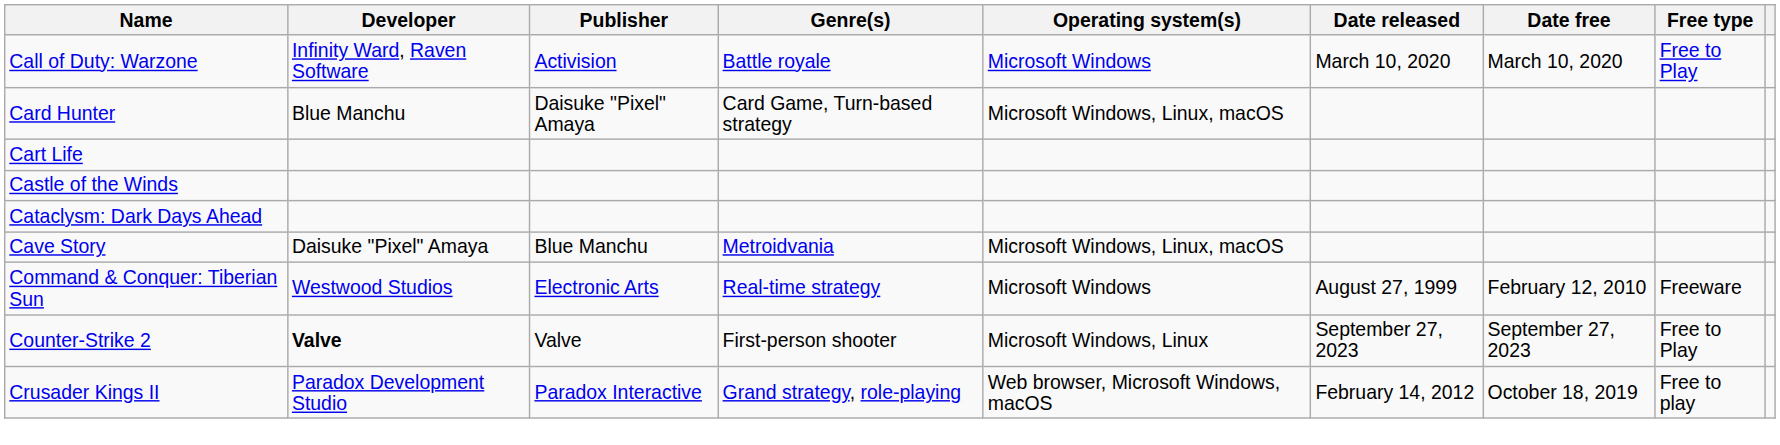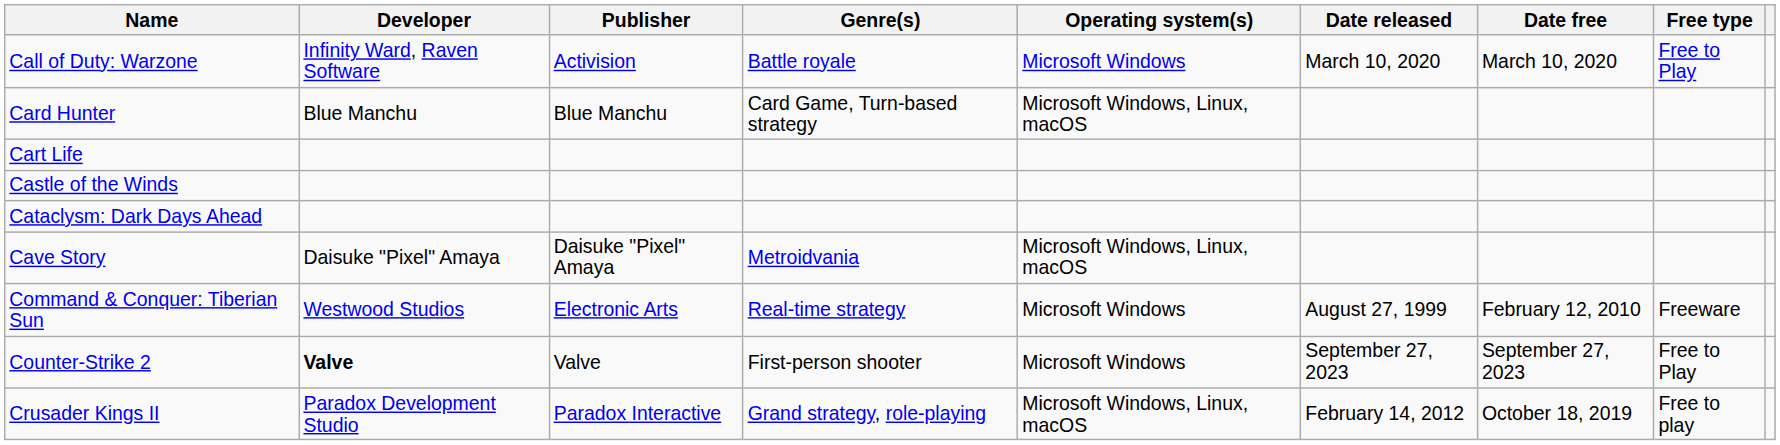(600, 113) Daisuke "Pixel" Amaya -> (610, 113) Blue Manchu
(591, 246) Blue Manchu -> (619, 257) Daisuke "Pixel" Amaya
(1098, 340) Microsoft Windows, Linux -> (1104, 361) Microsoft Windows
(1134, 392) Web browser, Microsoft Windows, macOS -> (1135, 414) Microsoft Windows, Linux, macOS
